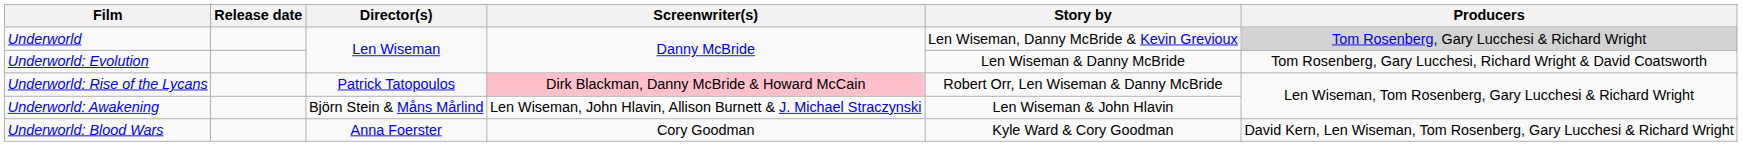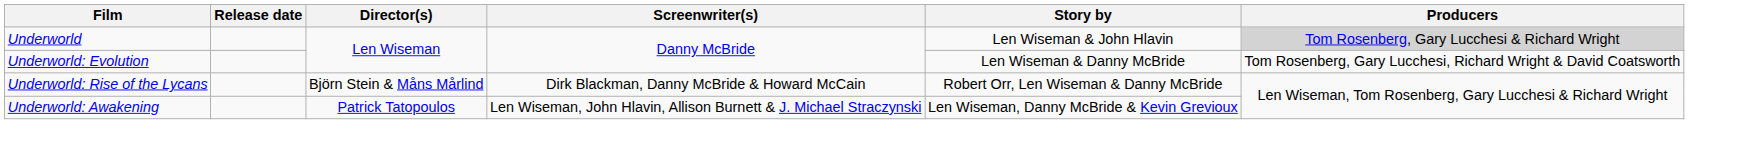(1083, 38) Len Wiseman, Danny McBride & Kevin Grevioux -> (1083, 38) Len Wiseman & John Hlavin
(396, 84) Patrick Tatopoulos -> (396, 84) Björn Stein & Måns Mårlind
(706, 84) pink background -> (706, 84) no background
(396, 107) Björn Stein & Måns Mårlind -> (396, 107) Patrick Tatopoulos
(1083, 107) Len Wiseman & John Hlavin -> (1083, 107) Len Wiseman, Danny McBride & Kevin Grevioux
- row: (86, 130)
